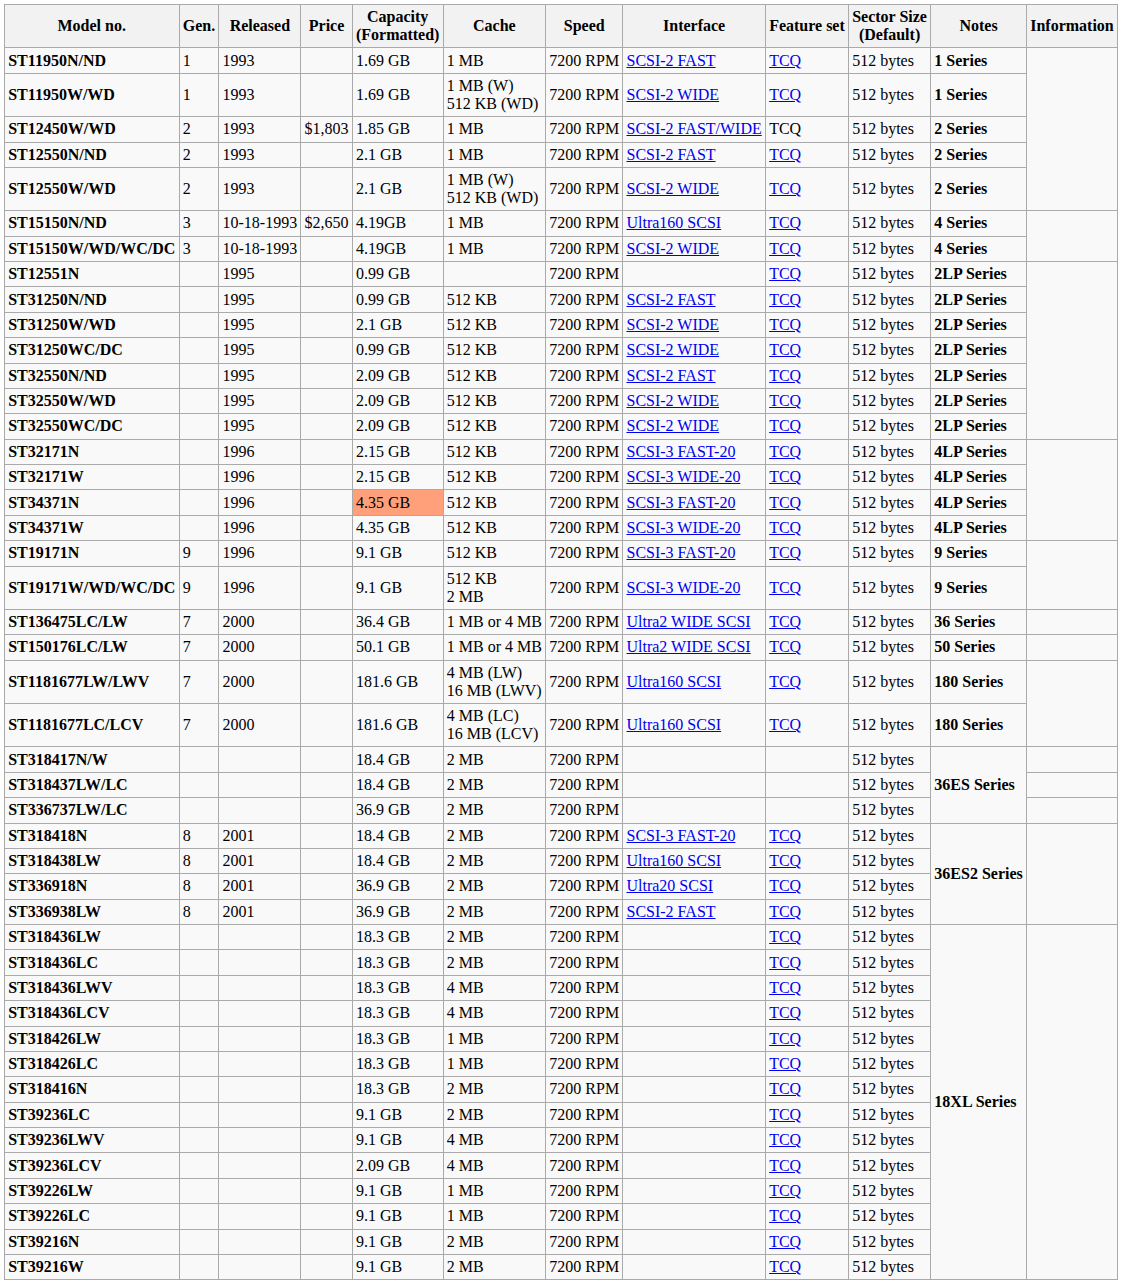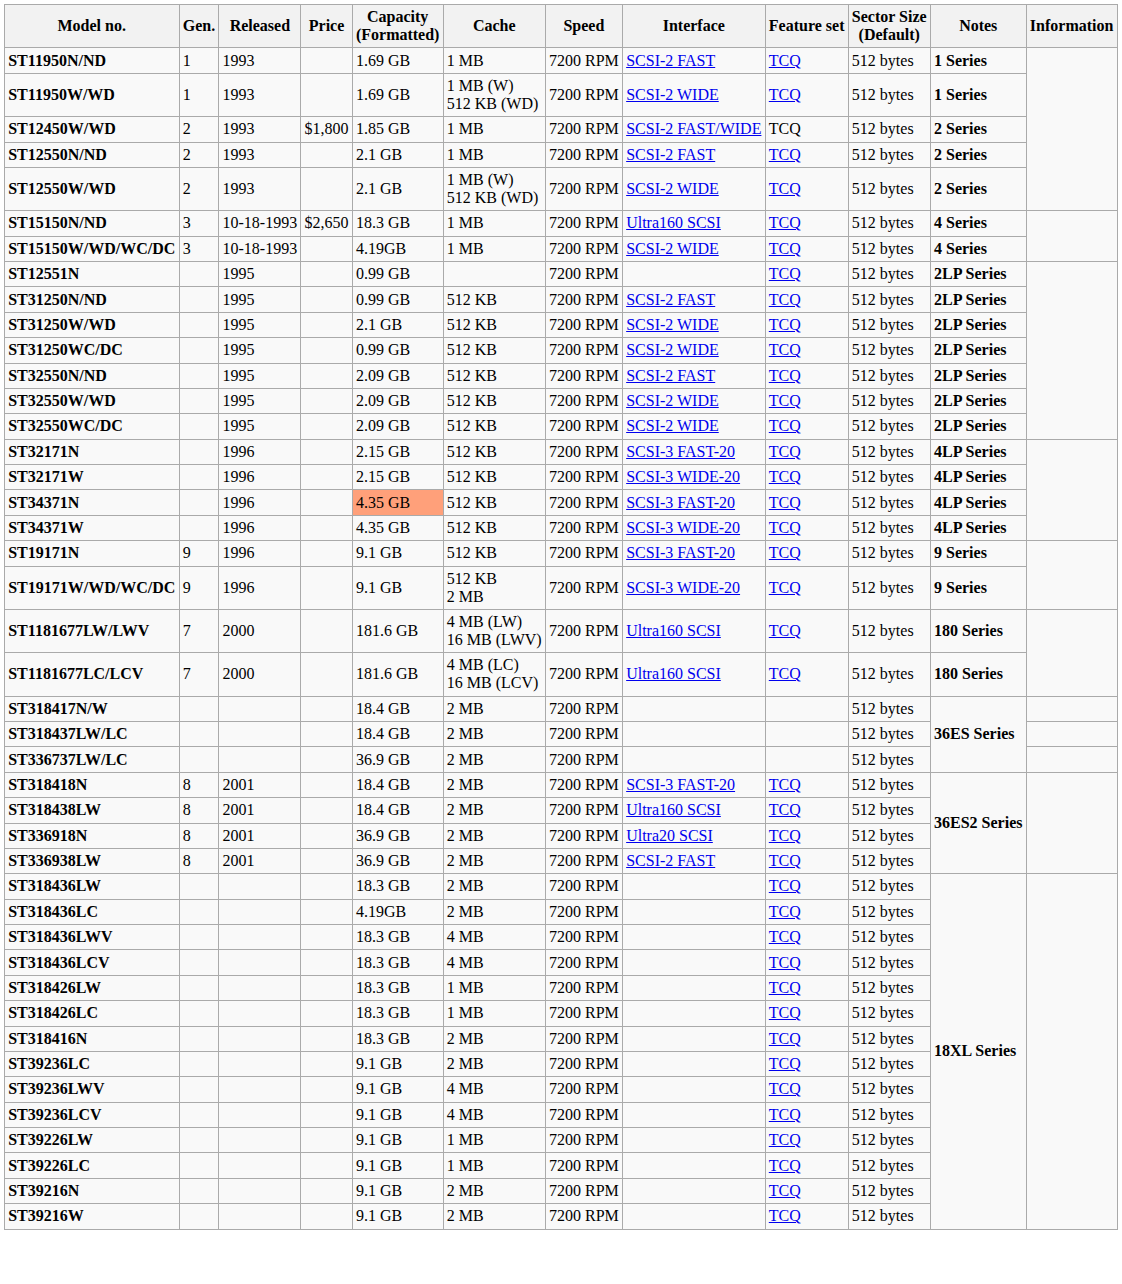(327, 129) $1,803 -> (327, 129) $1,800
(381, 223) 4.19GB -> (383, 223) 18.3 GB
- row: (68, 622)
- row: (68, 647)
(383, 962) 18.3 GB -> (381, 911) 4.19GB
(383, 1165) 2.09 GB -> (379, 1114) 9.1 GB
